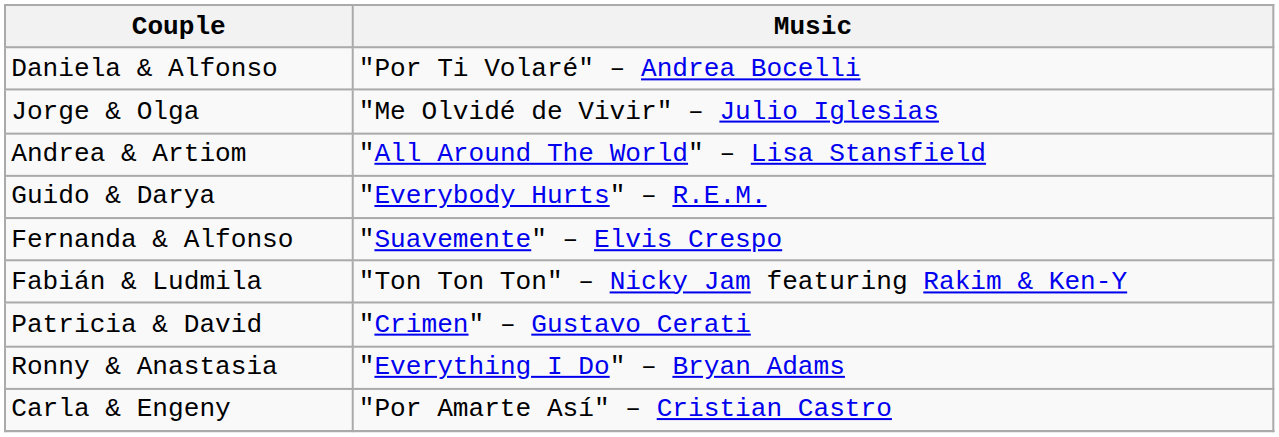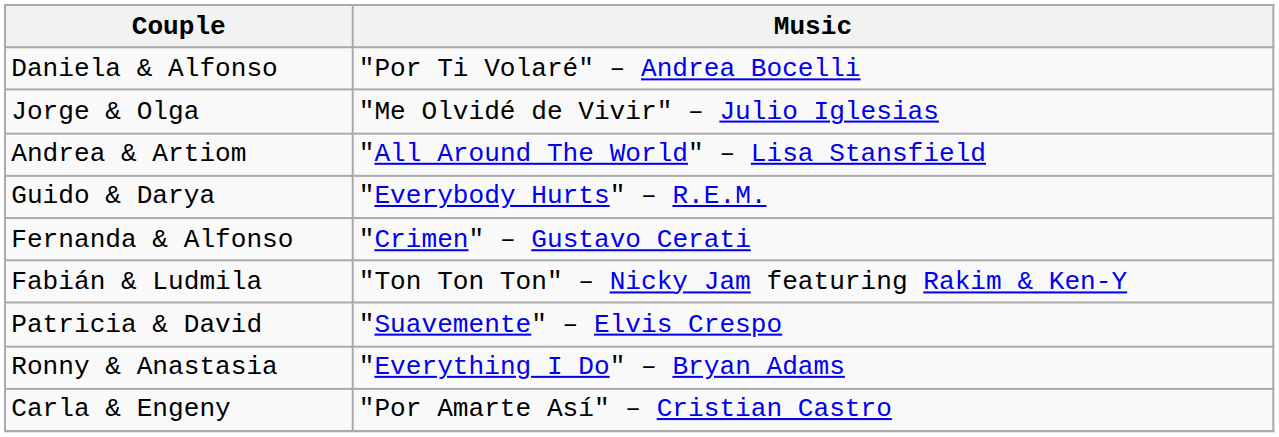(570, 239) "Suavemente" – Elvis Crespo -> (555, 239) "Crimen" – Gustavo Cerati
(555, 324) "Crimen" – Gustavo Cerati -> (570, 324) "Suavemente" – Elvis Crespo
